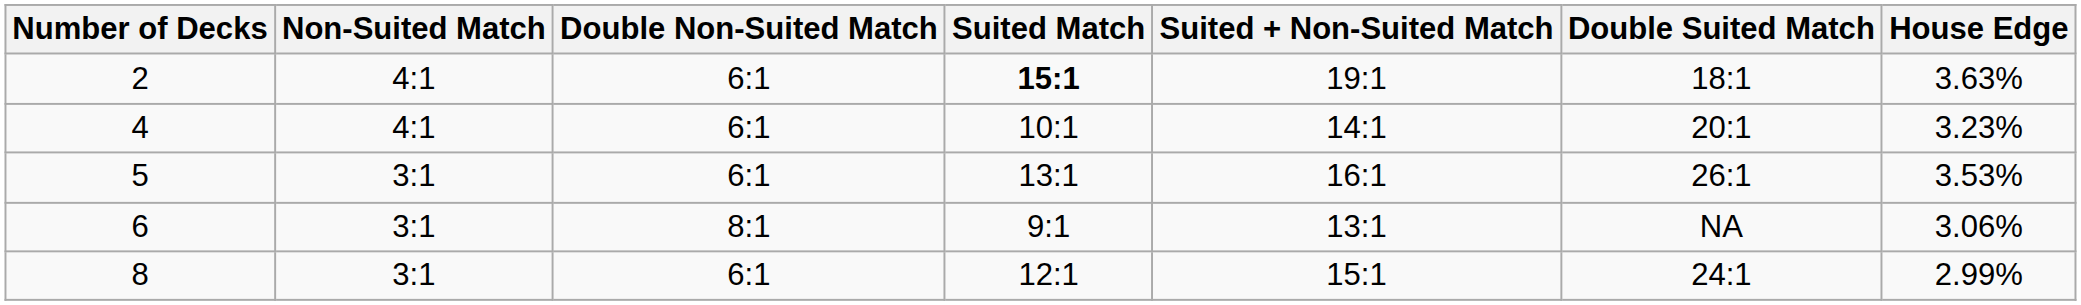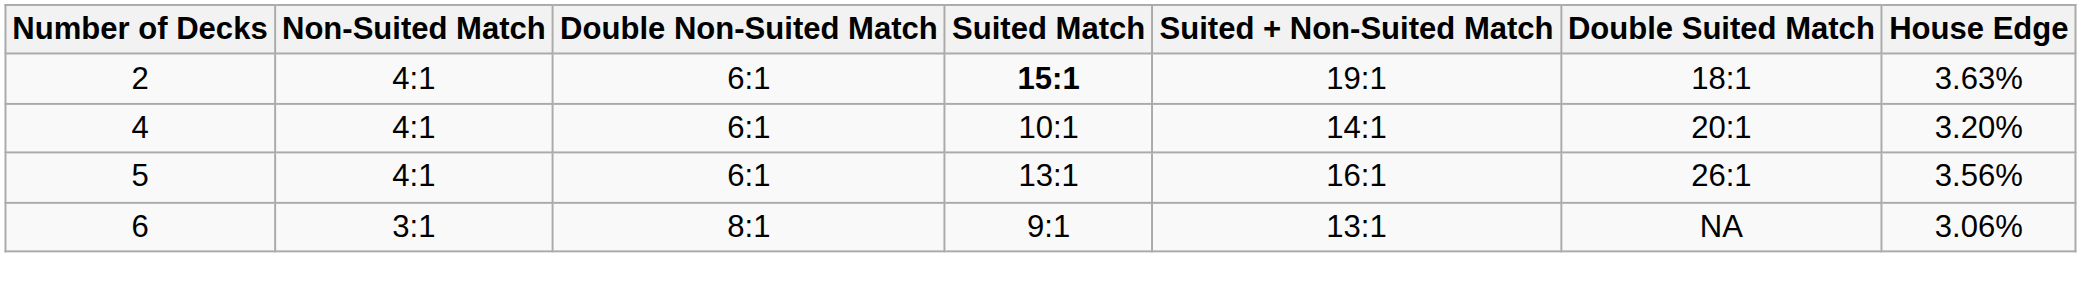(1979, 127) 3.23% -> (1979, 127) 3.20%
(414, 176) 3:1 -> (414, 176) 4:1
(1979, 176) 3.53% -> (1979, 176) 3.56%
- row: (140, 275)
